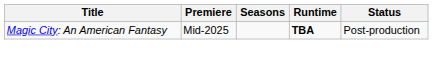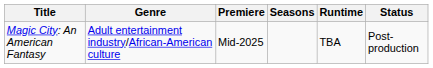+ column: (150, 13)
(303, 30) bold -> (330, 42) normal
